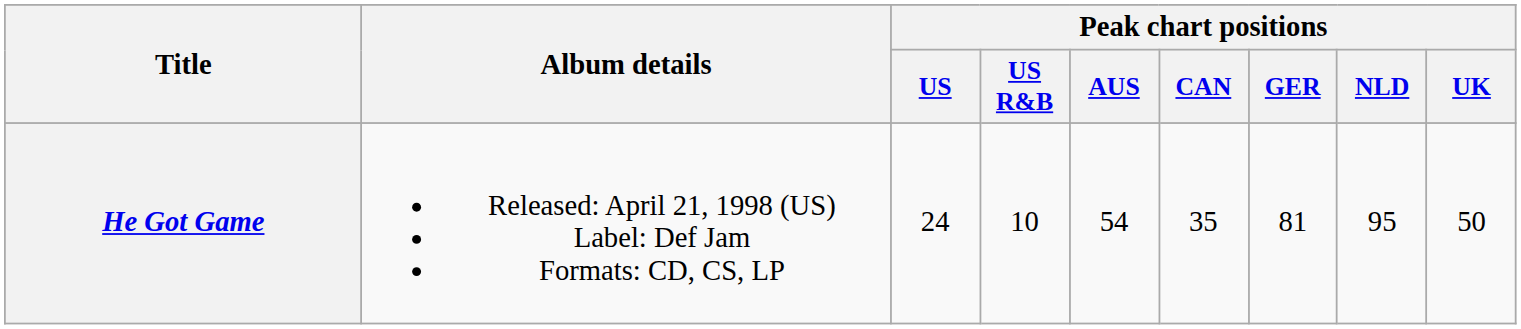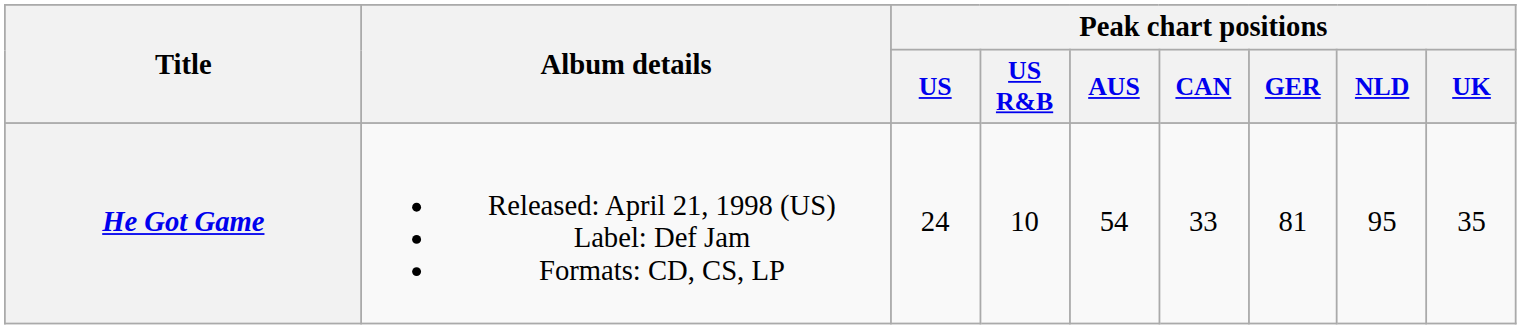(1203, 222) 35 -> (1203, 222) 33
(1472, 222) 50 -> (1472, 222) 35
